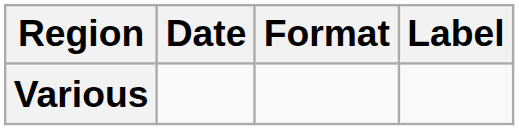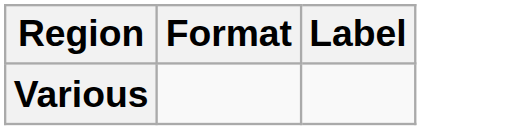- column: (206, 34)
